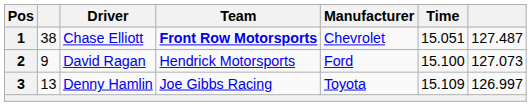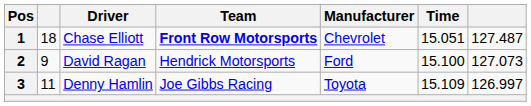(49, 39) 38 -> (49, 39) 18
(49, 84) 13 -> (48, 84) 11
